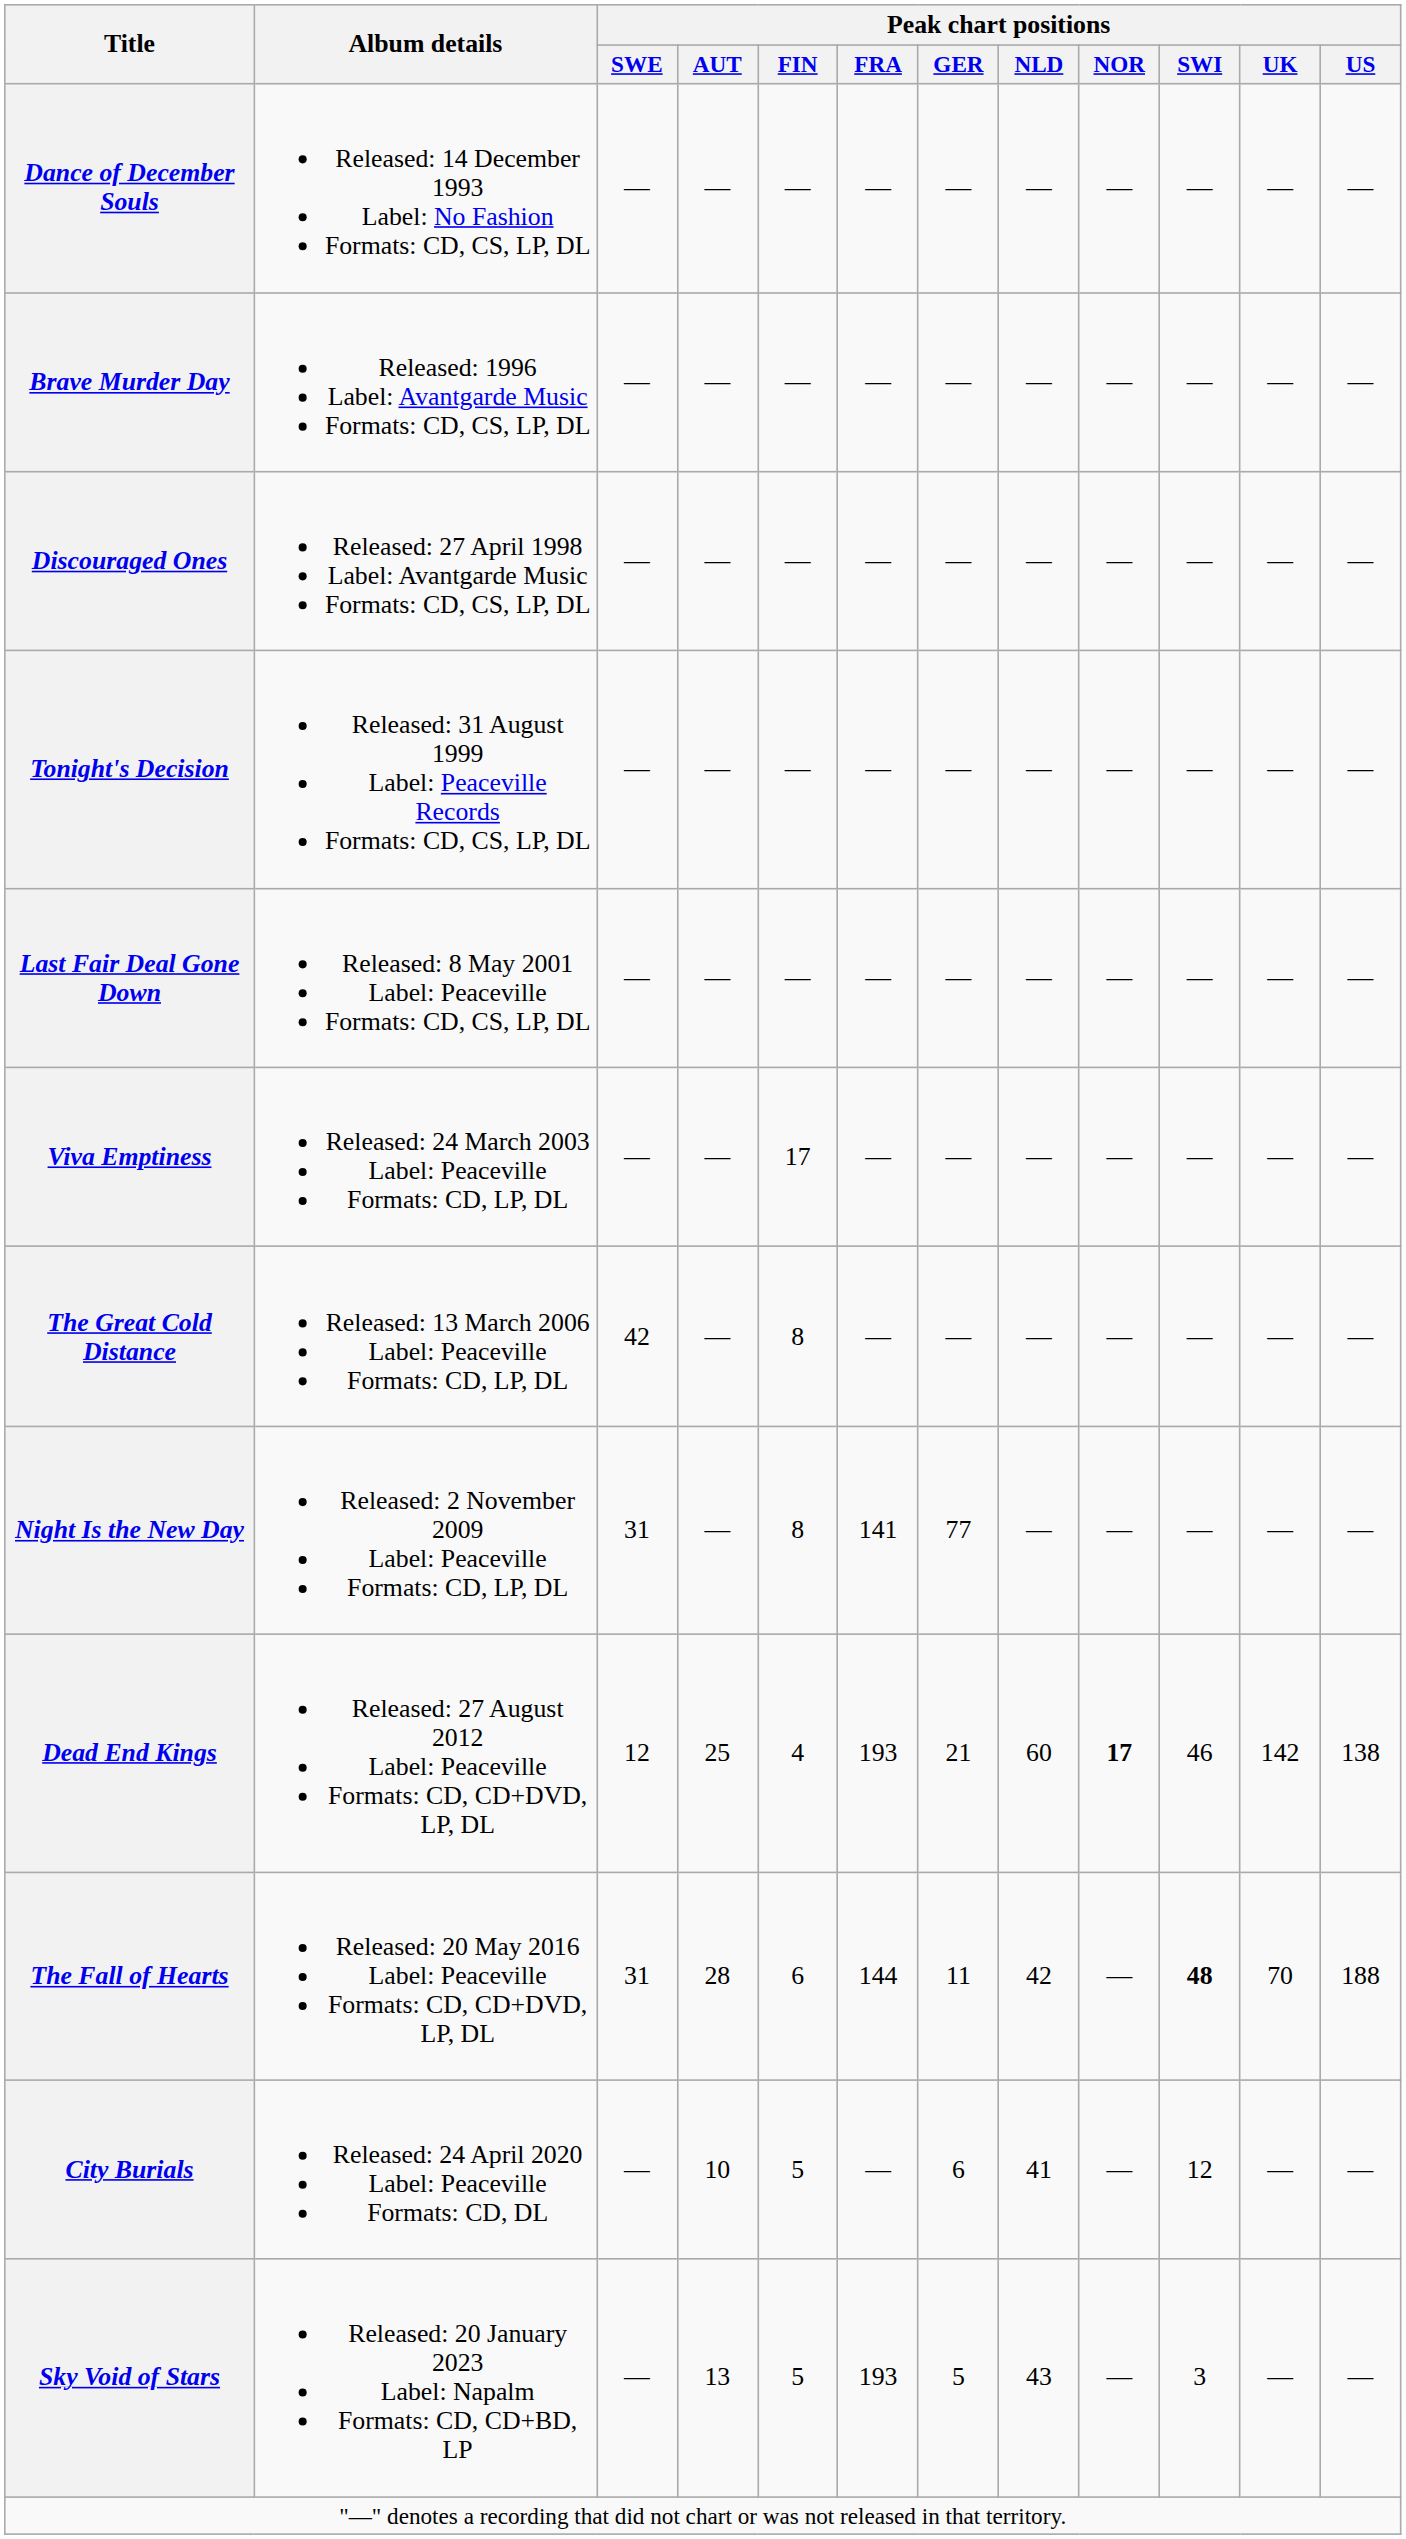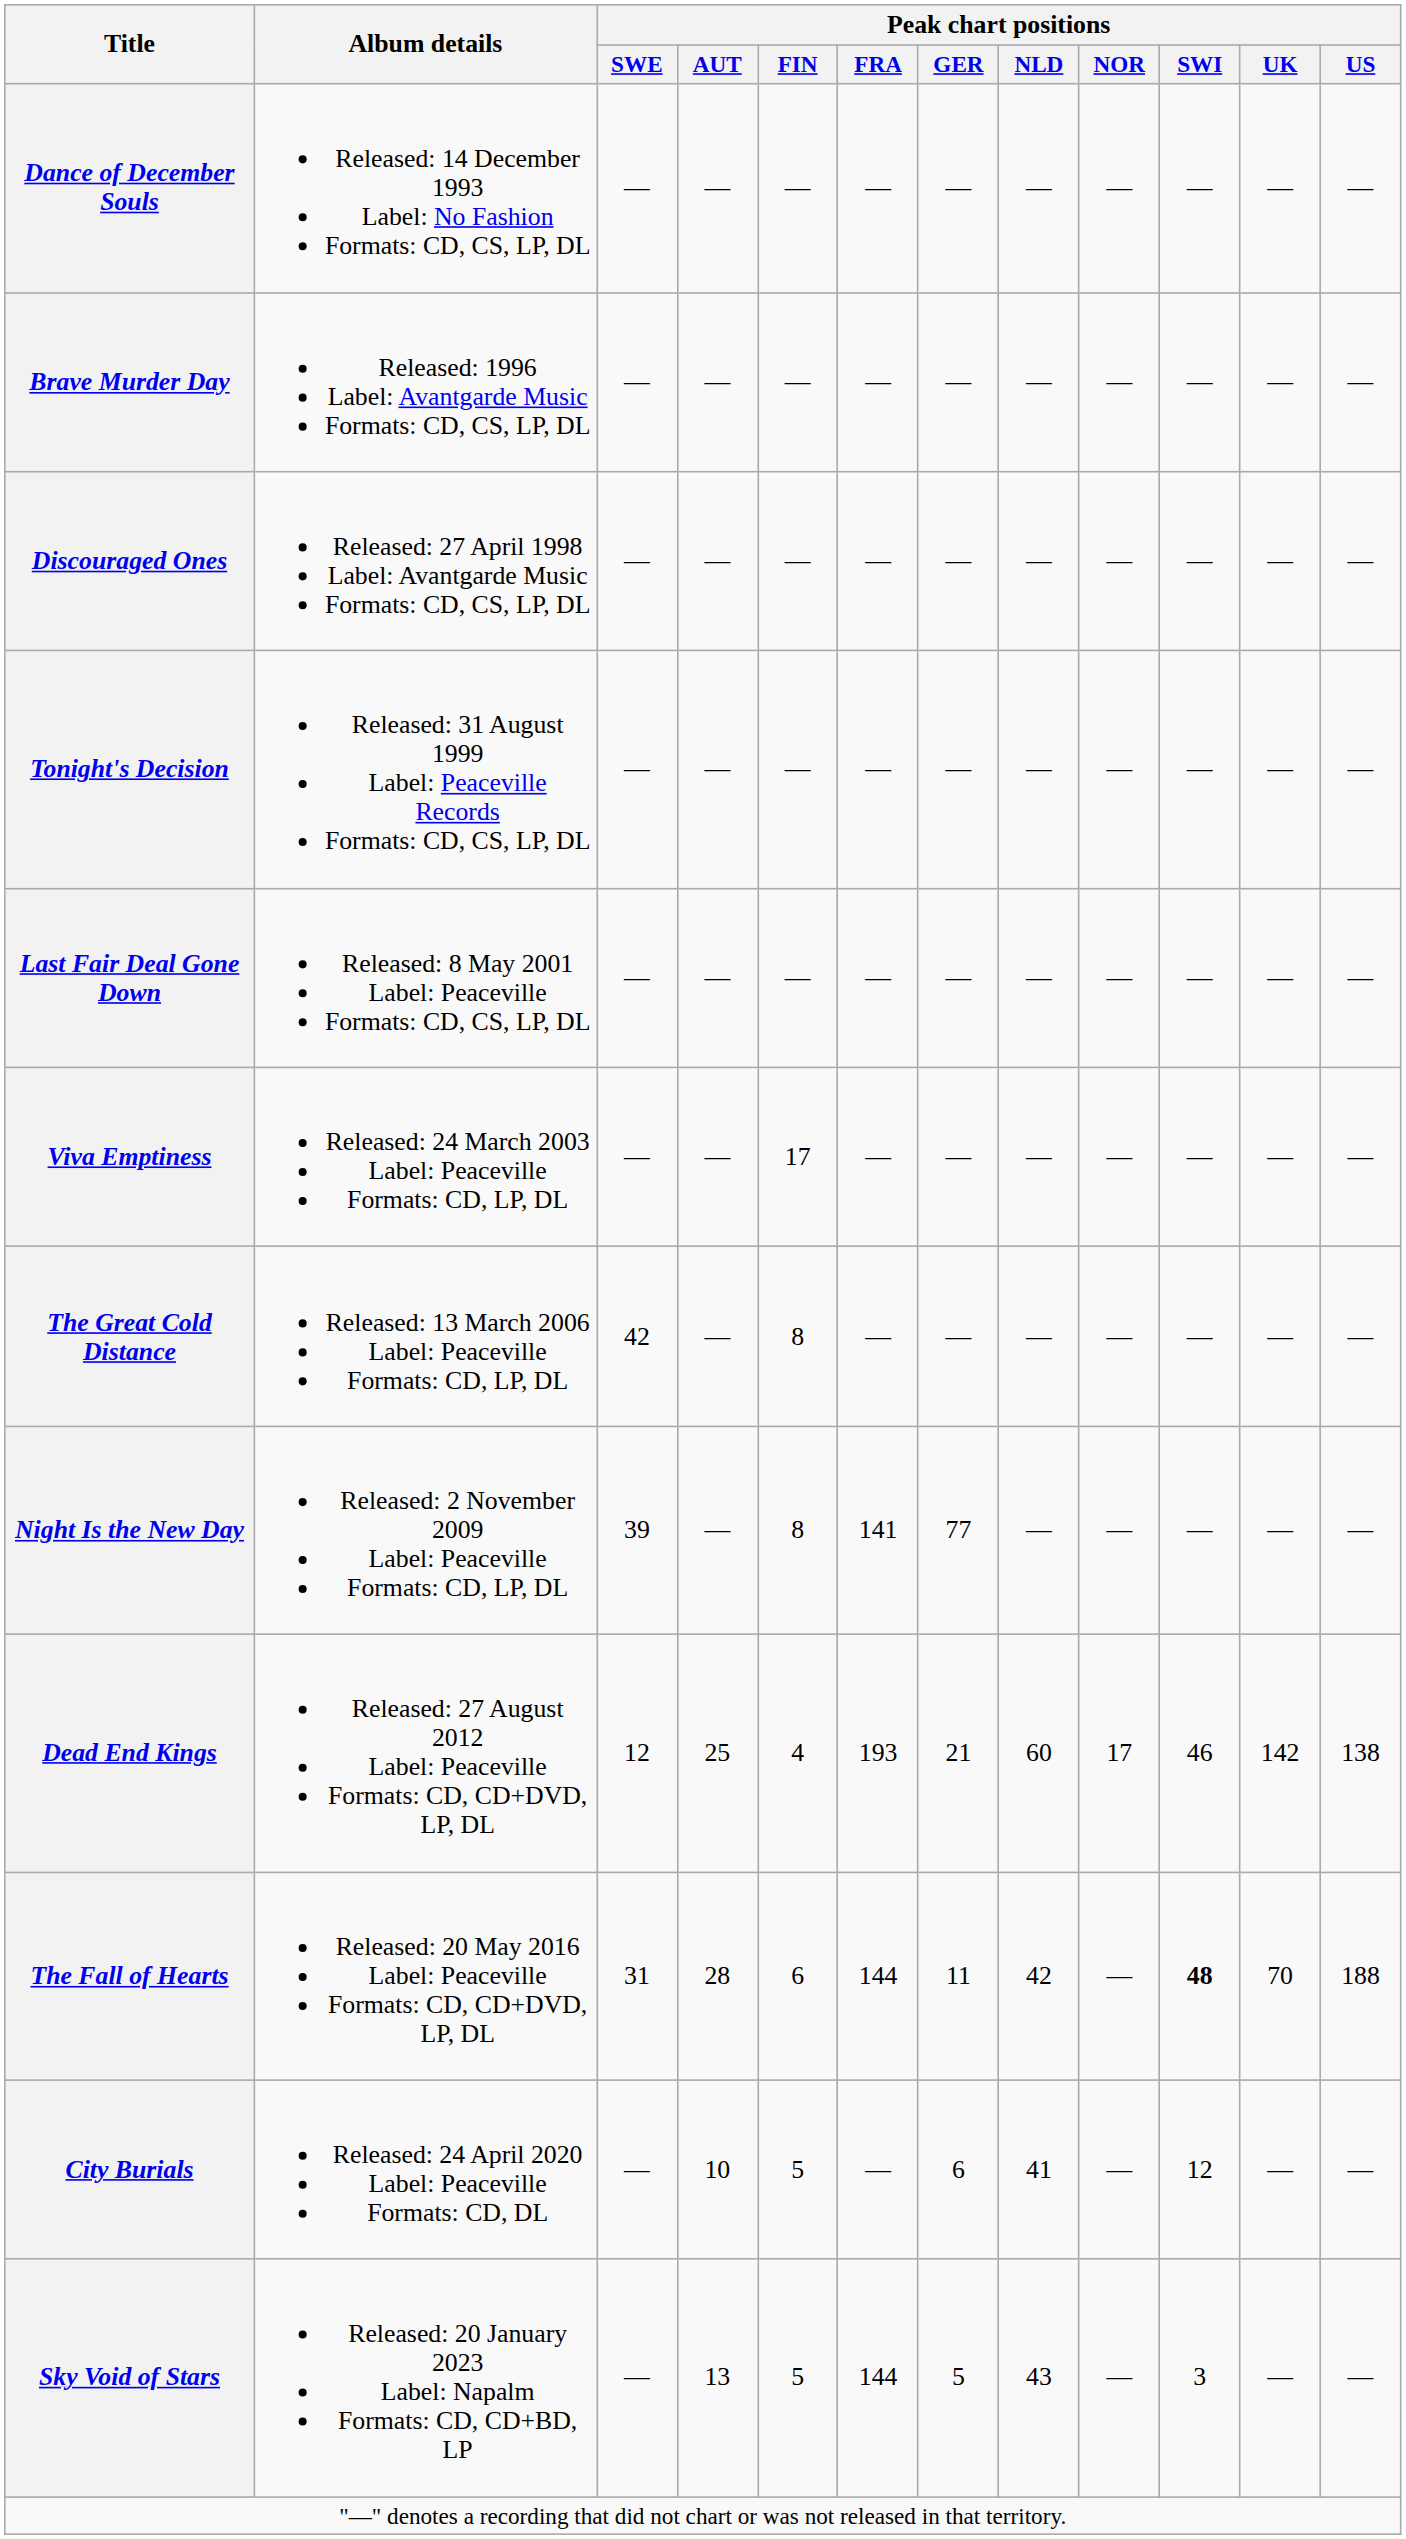(637, 1529) 31 -> (637, 1529) 39
(1119, 1752) bold -> (1119, 1752) normal
(878, 2377) 193 -> (878, 2377) 144
